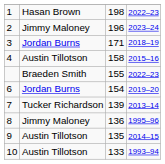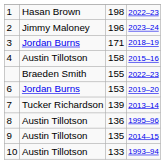(116, 89) 154 -> (116, 89) 153
(56, 120) Jimmy Maloney -> (55, 120) Austin Tillotson
